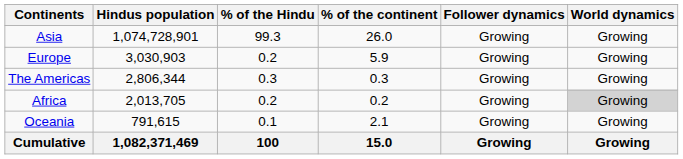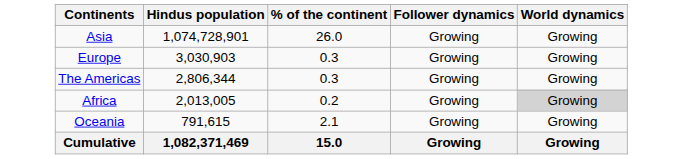- column: (268, 15)
(379, 57) 5.9 -> (329, 57) 0.3
(156, 100) 2,013,705 -> (206, 100) 2,013,005
